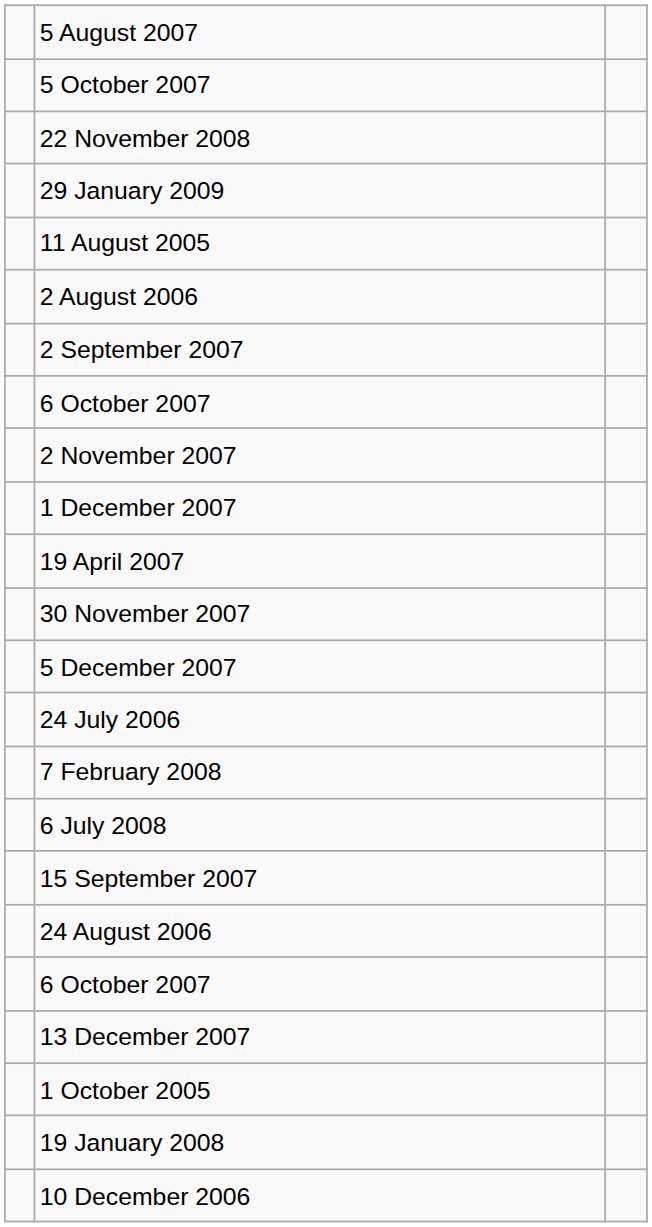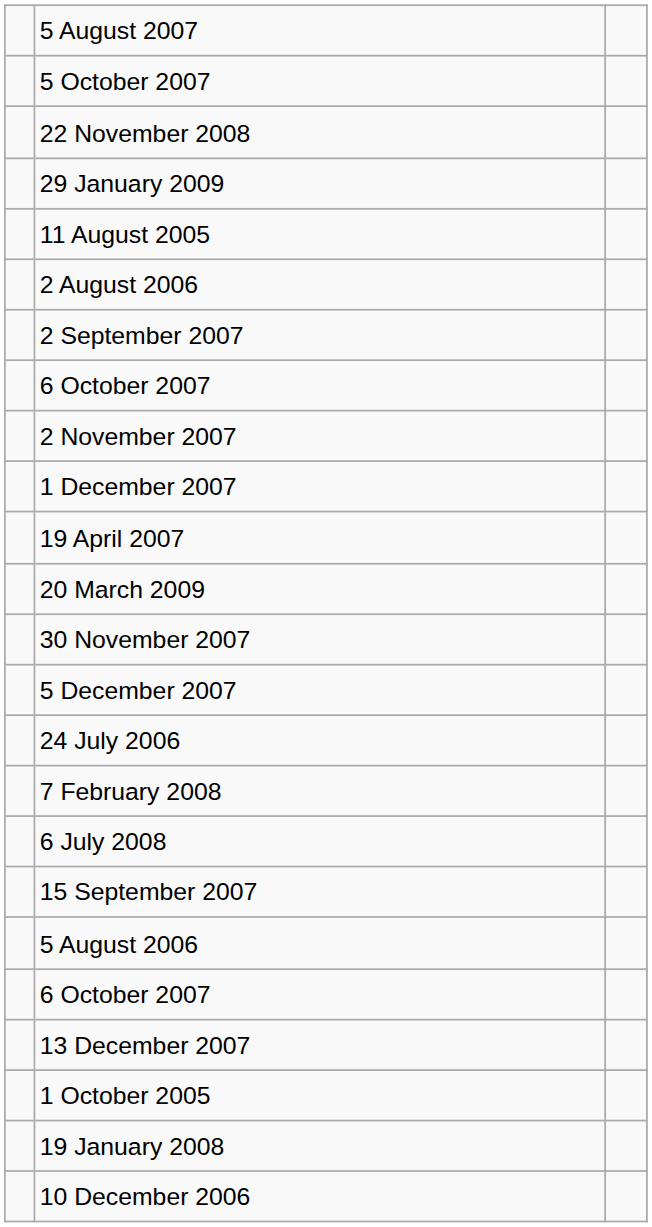+ row: (19, 588)
+ row: (19, 943)
- row: (19, 931)
